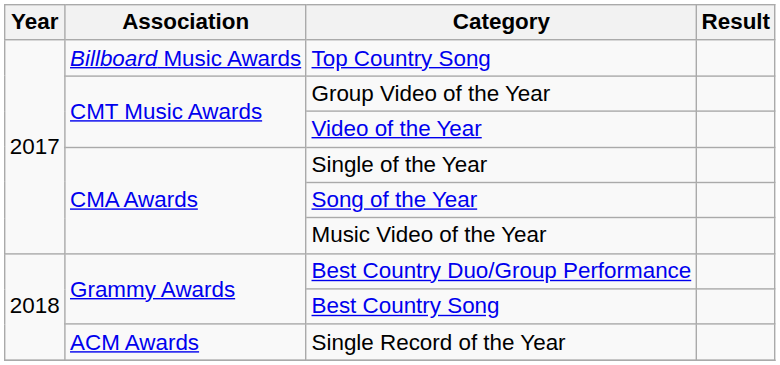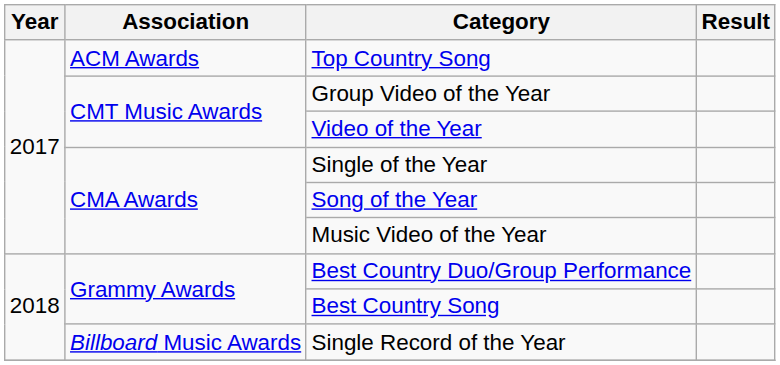(186, 57) Billboard Music Awards -> (135, 57) ACM Awards
(135, 341) ACM Awards -> (186, 341) Billboard Music Awards
